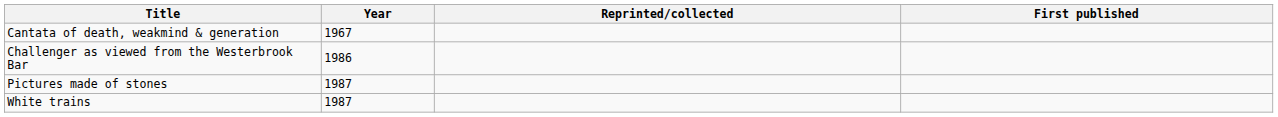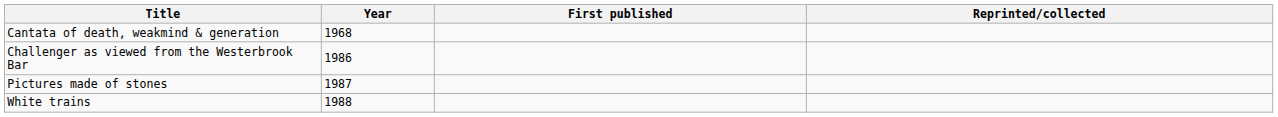columns swapped: (1086, 14) <-> (667, 14)
(338, 33) 1967 -> (338, 33) 1968
(338, 103) 1987 -> (338, 103) 1988
